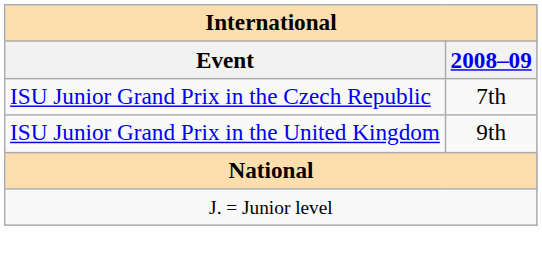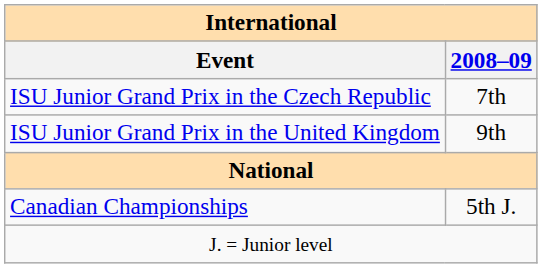+ row: (129, 206)
